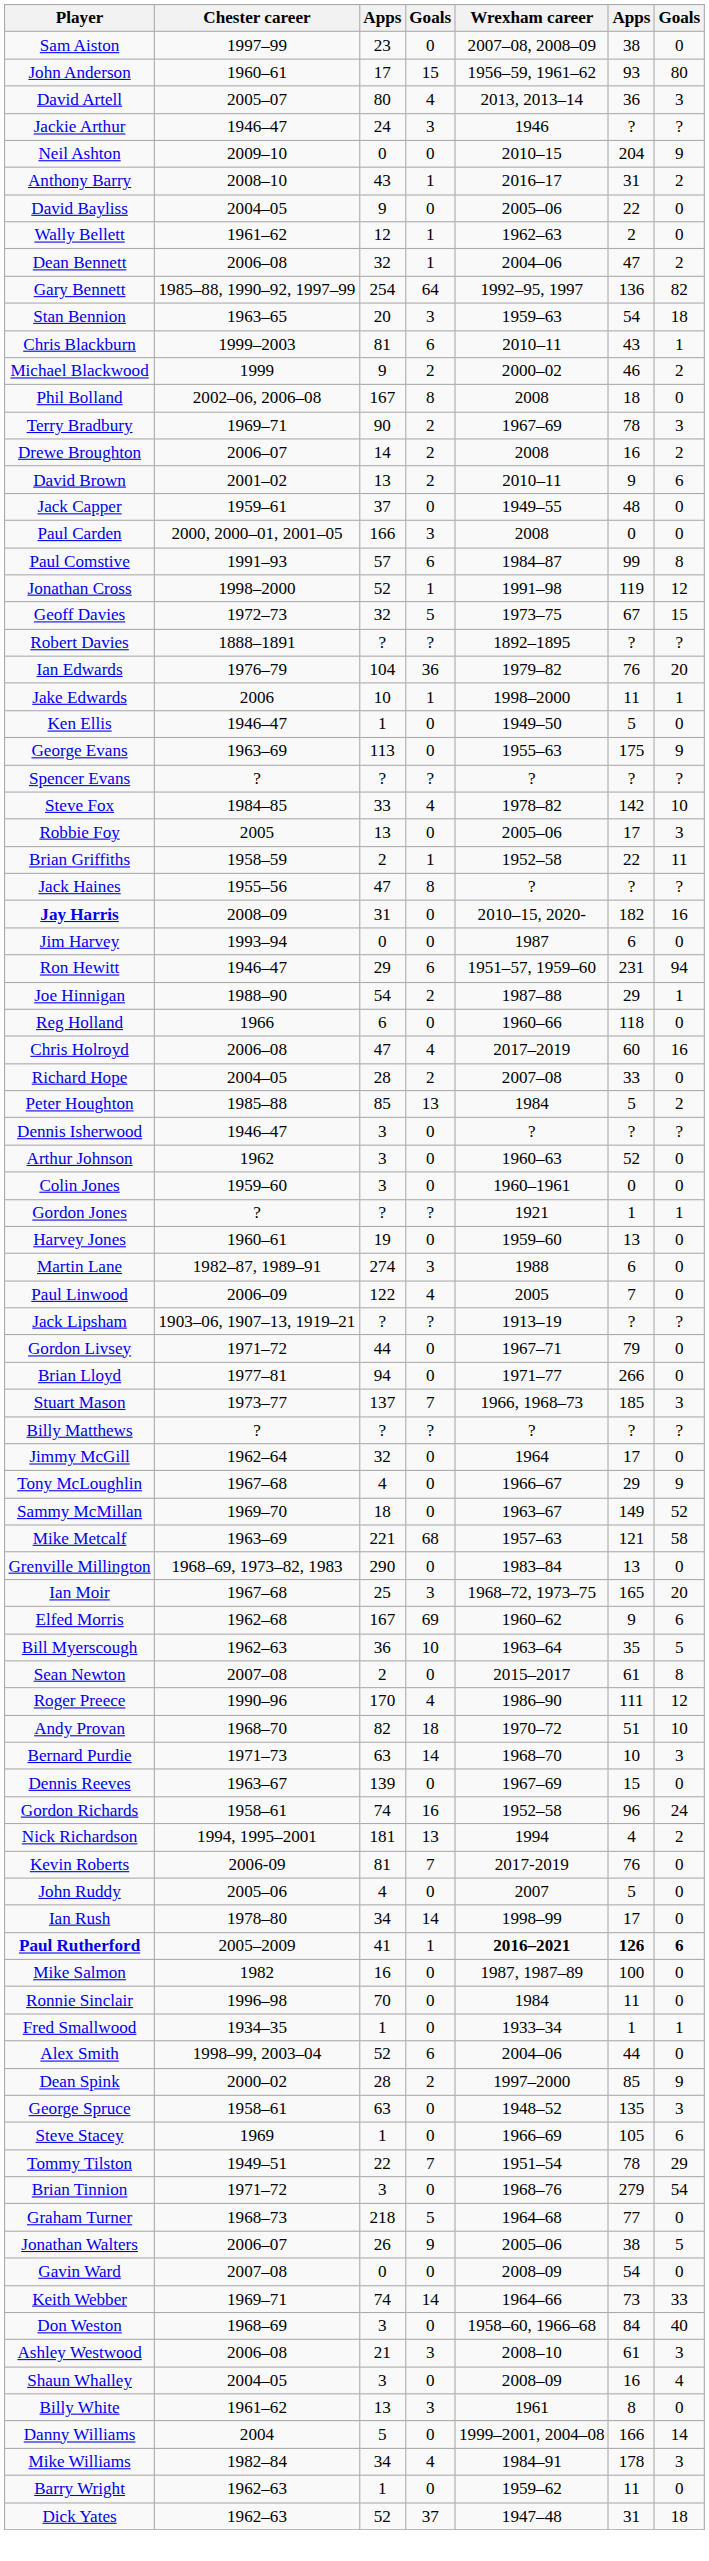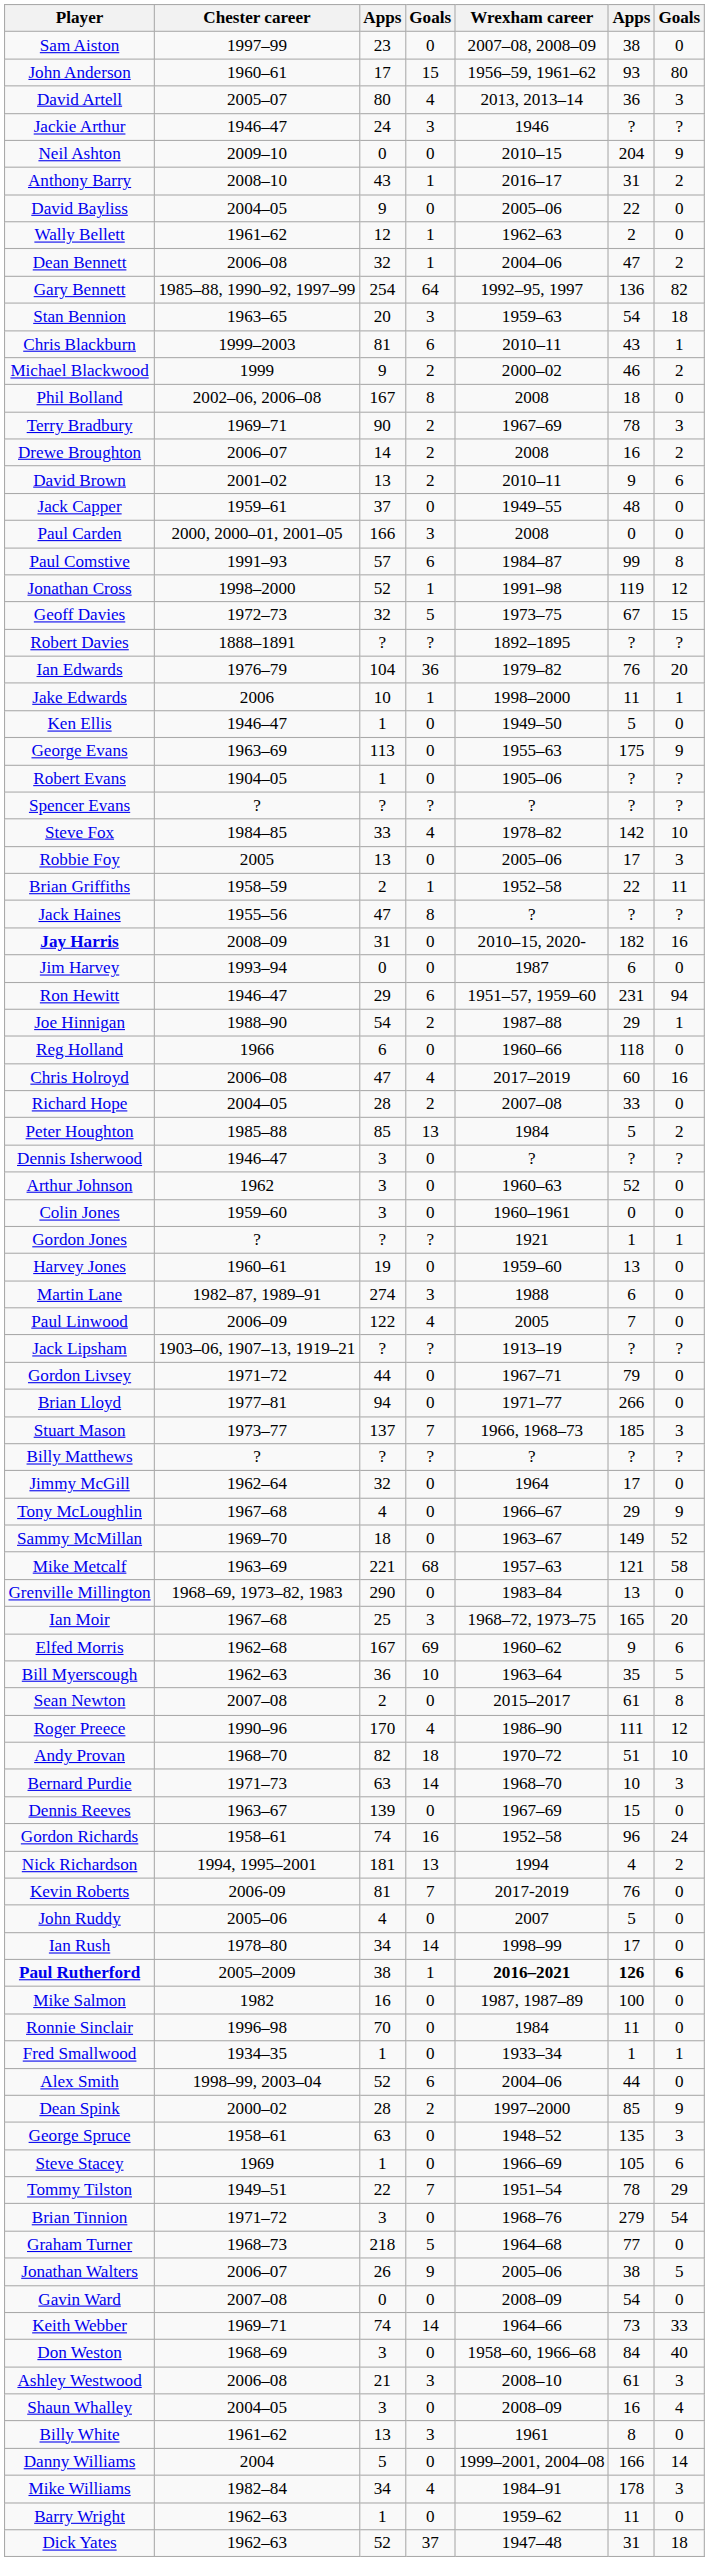+ row: (80, 778)
(382, 1945) 41 -> (382, 1972) 38
